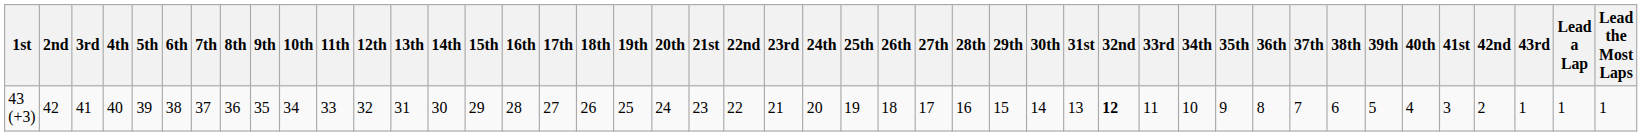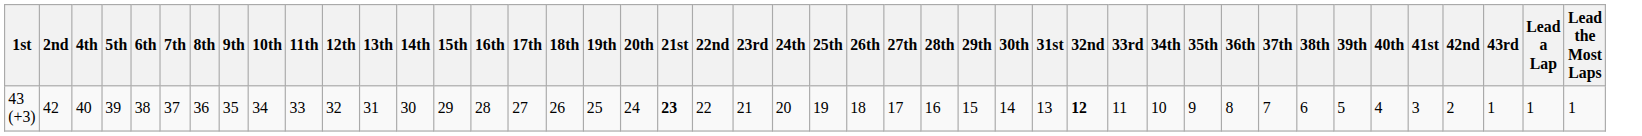- column: (88, 44)
(700, 108) normal -> (669, 108) bold
